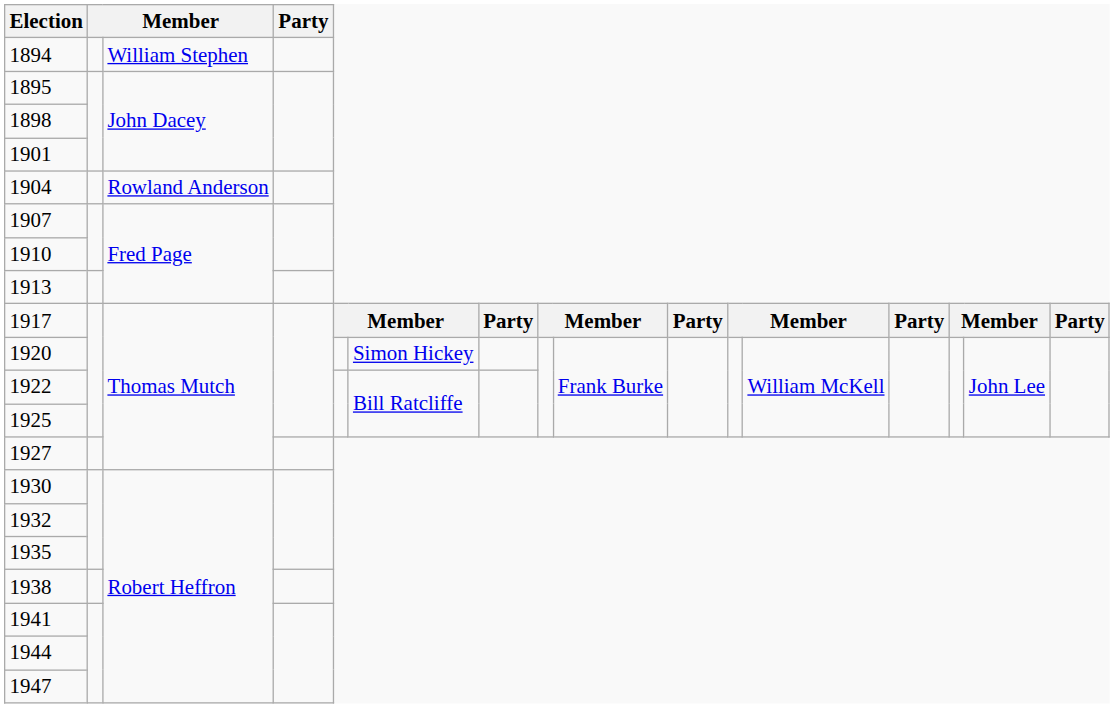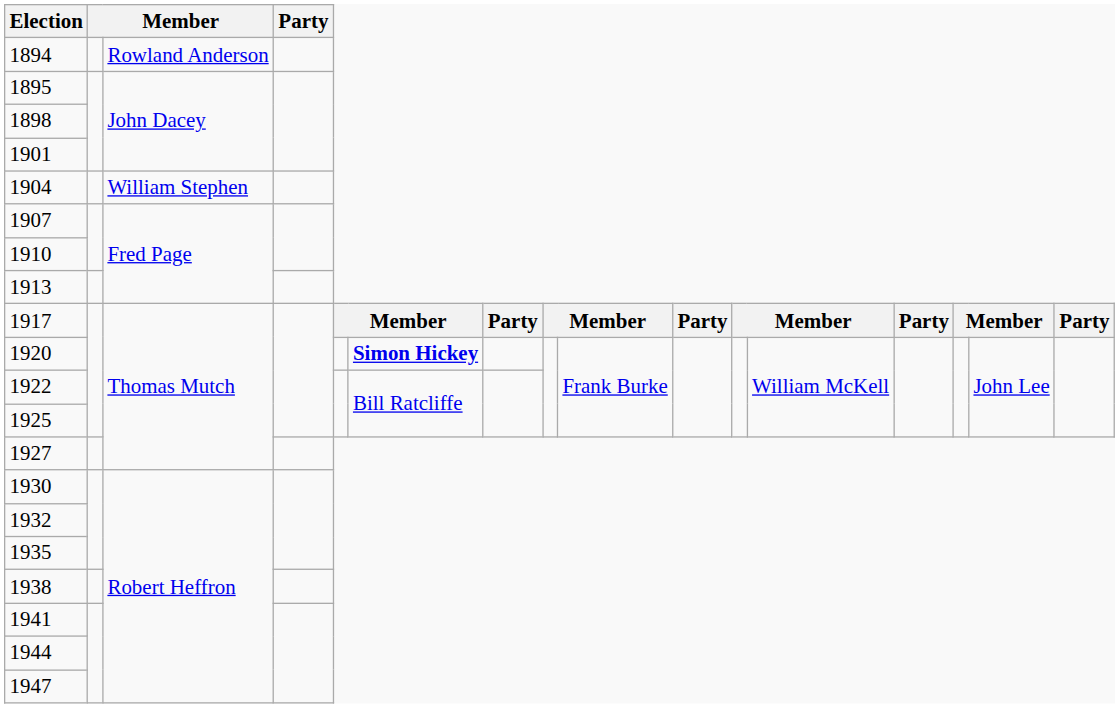(178, 54) William Stephen -> (188, 54) Rowland Anderson
(188, 187) Rowland Anderson -> (178, 187) William Stephen
(413, 353) normal -> (416, 353) bold
